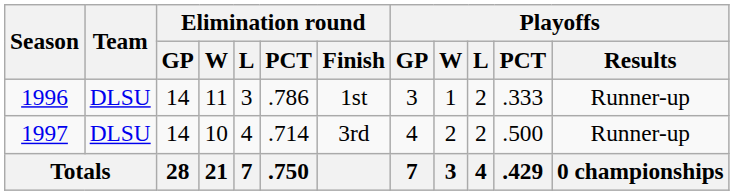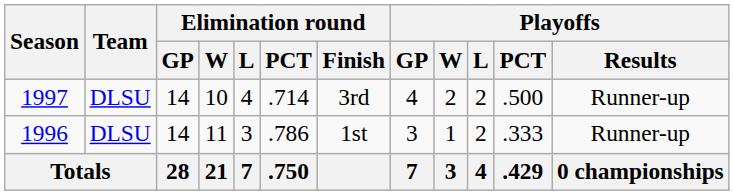rows swapped: (45, 97) <-> (45, 134)
